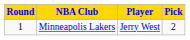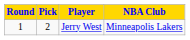columns swapped: (174, 12) <-> (77, 12)
